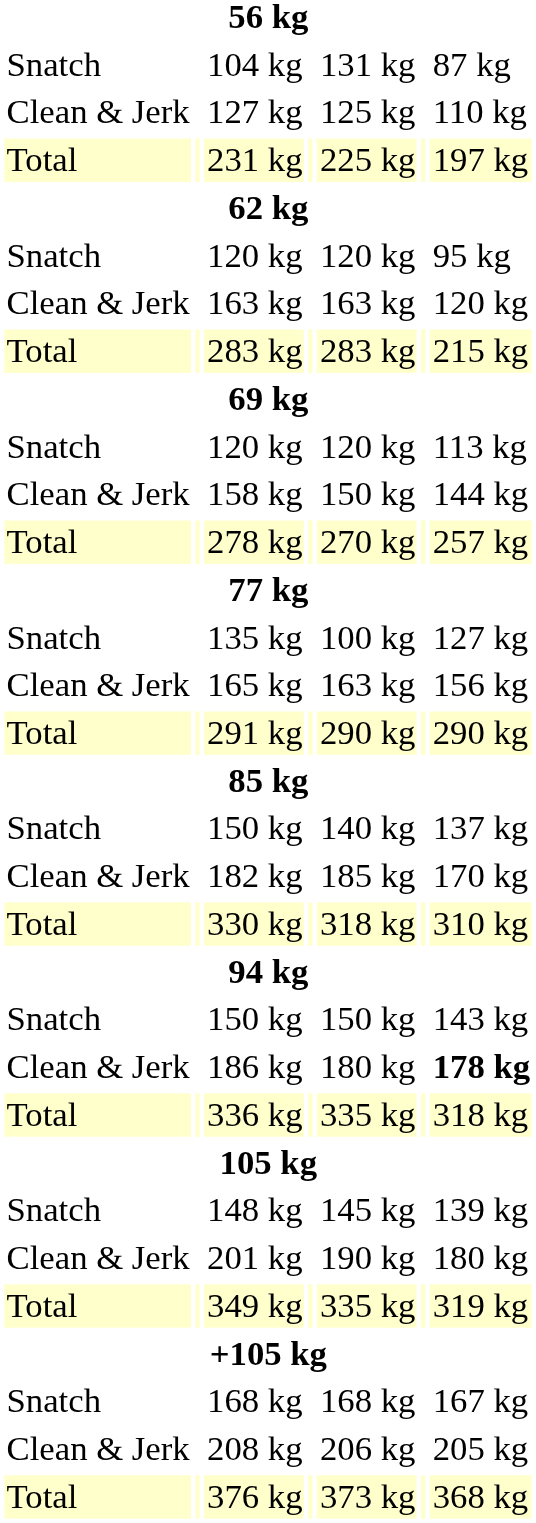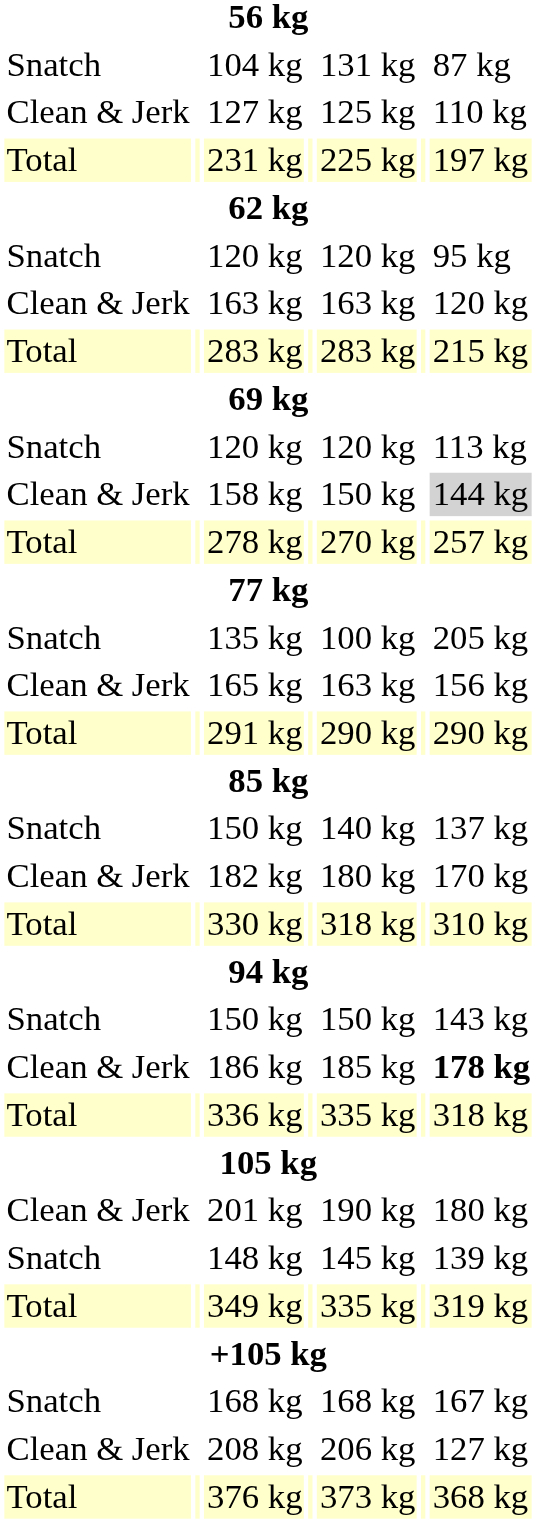(480, 493) no background -> (480, 493) lightgrey background
(480, 637) 127 kg -> (480, 637) 205 kg
(368, 875) 185 kg -> (368, 875) 180 kg
(368, 1066) 180 kg -> (368, 1066) 185 kg
rows swapped: (54, 1209) <-> (98, 1257)
(480, 1448) 205 kg -> (480, 1448) 127 kg
